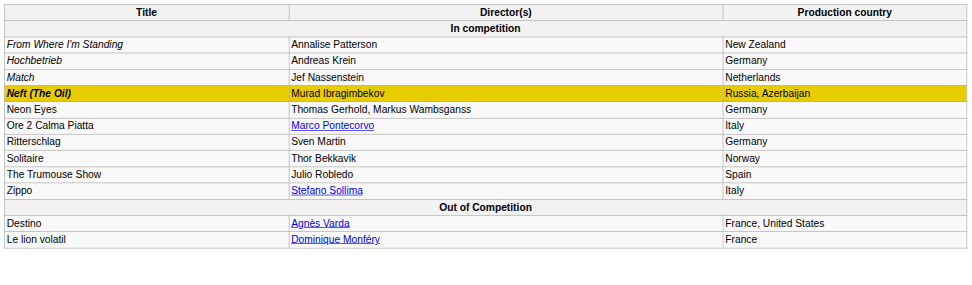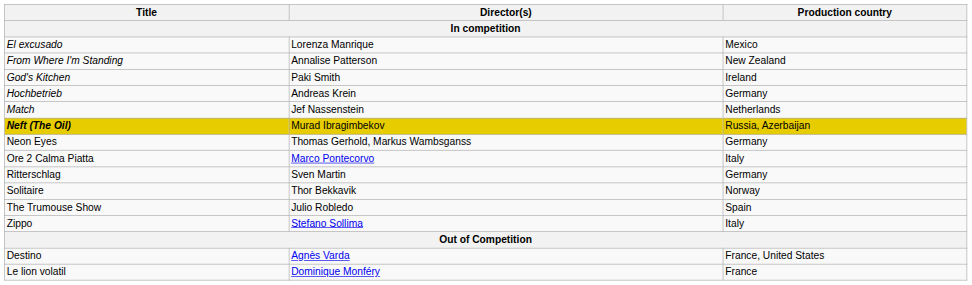+ row: (35, 45)
+ row: (38, 77)
